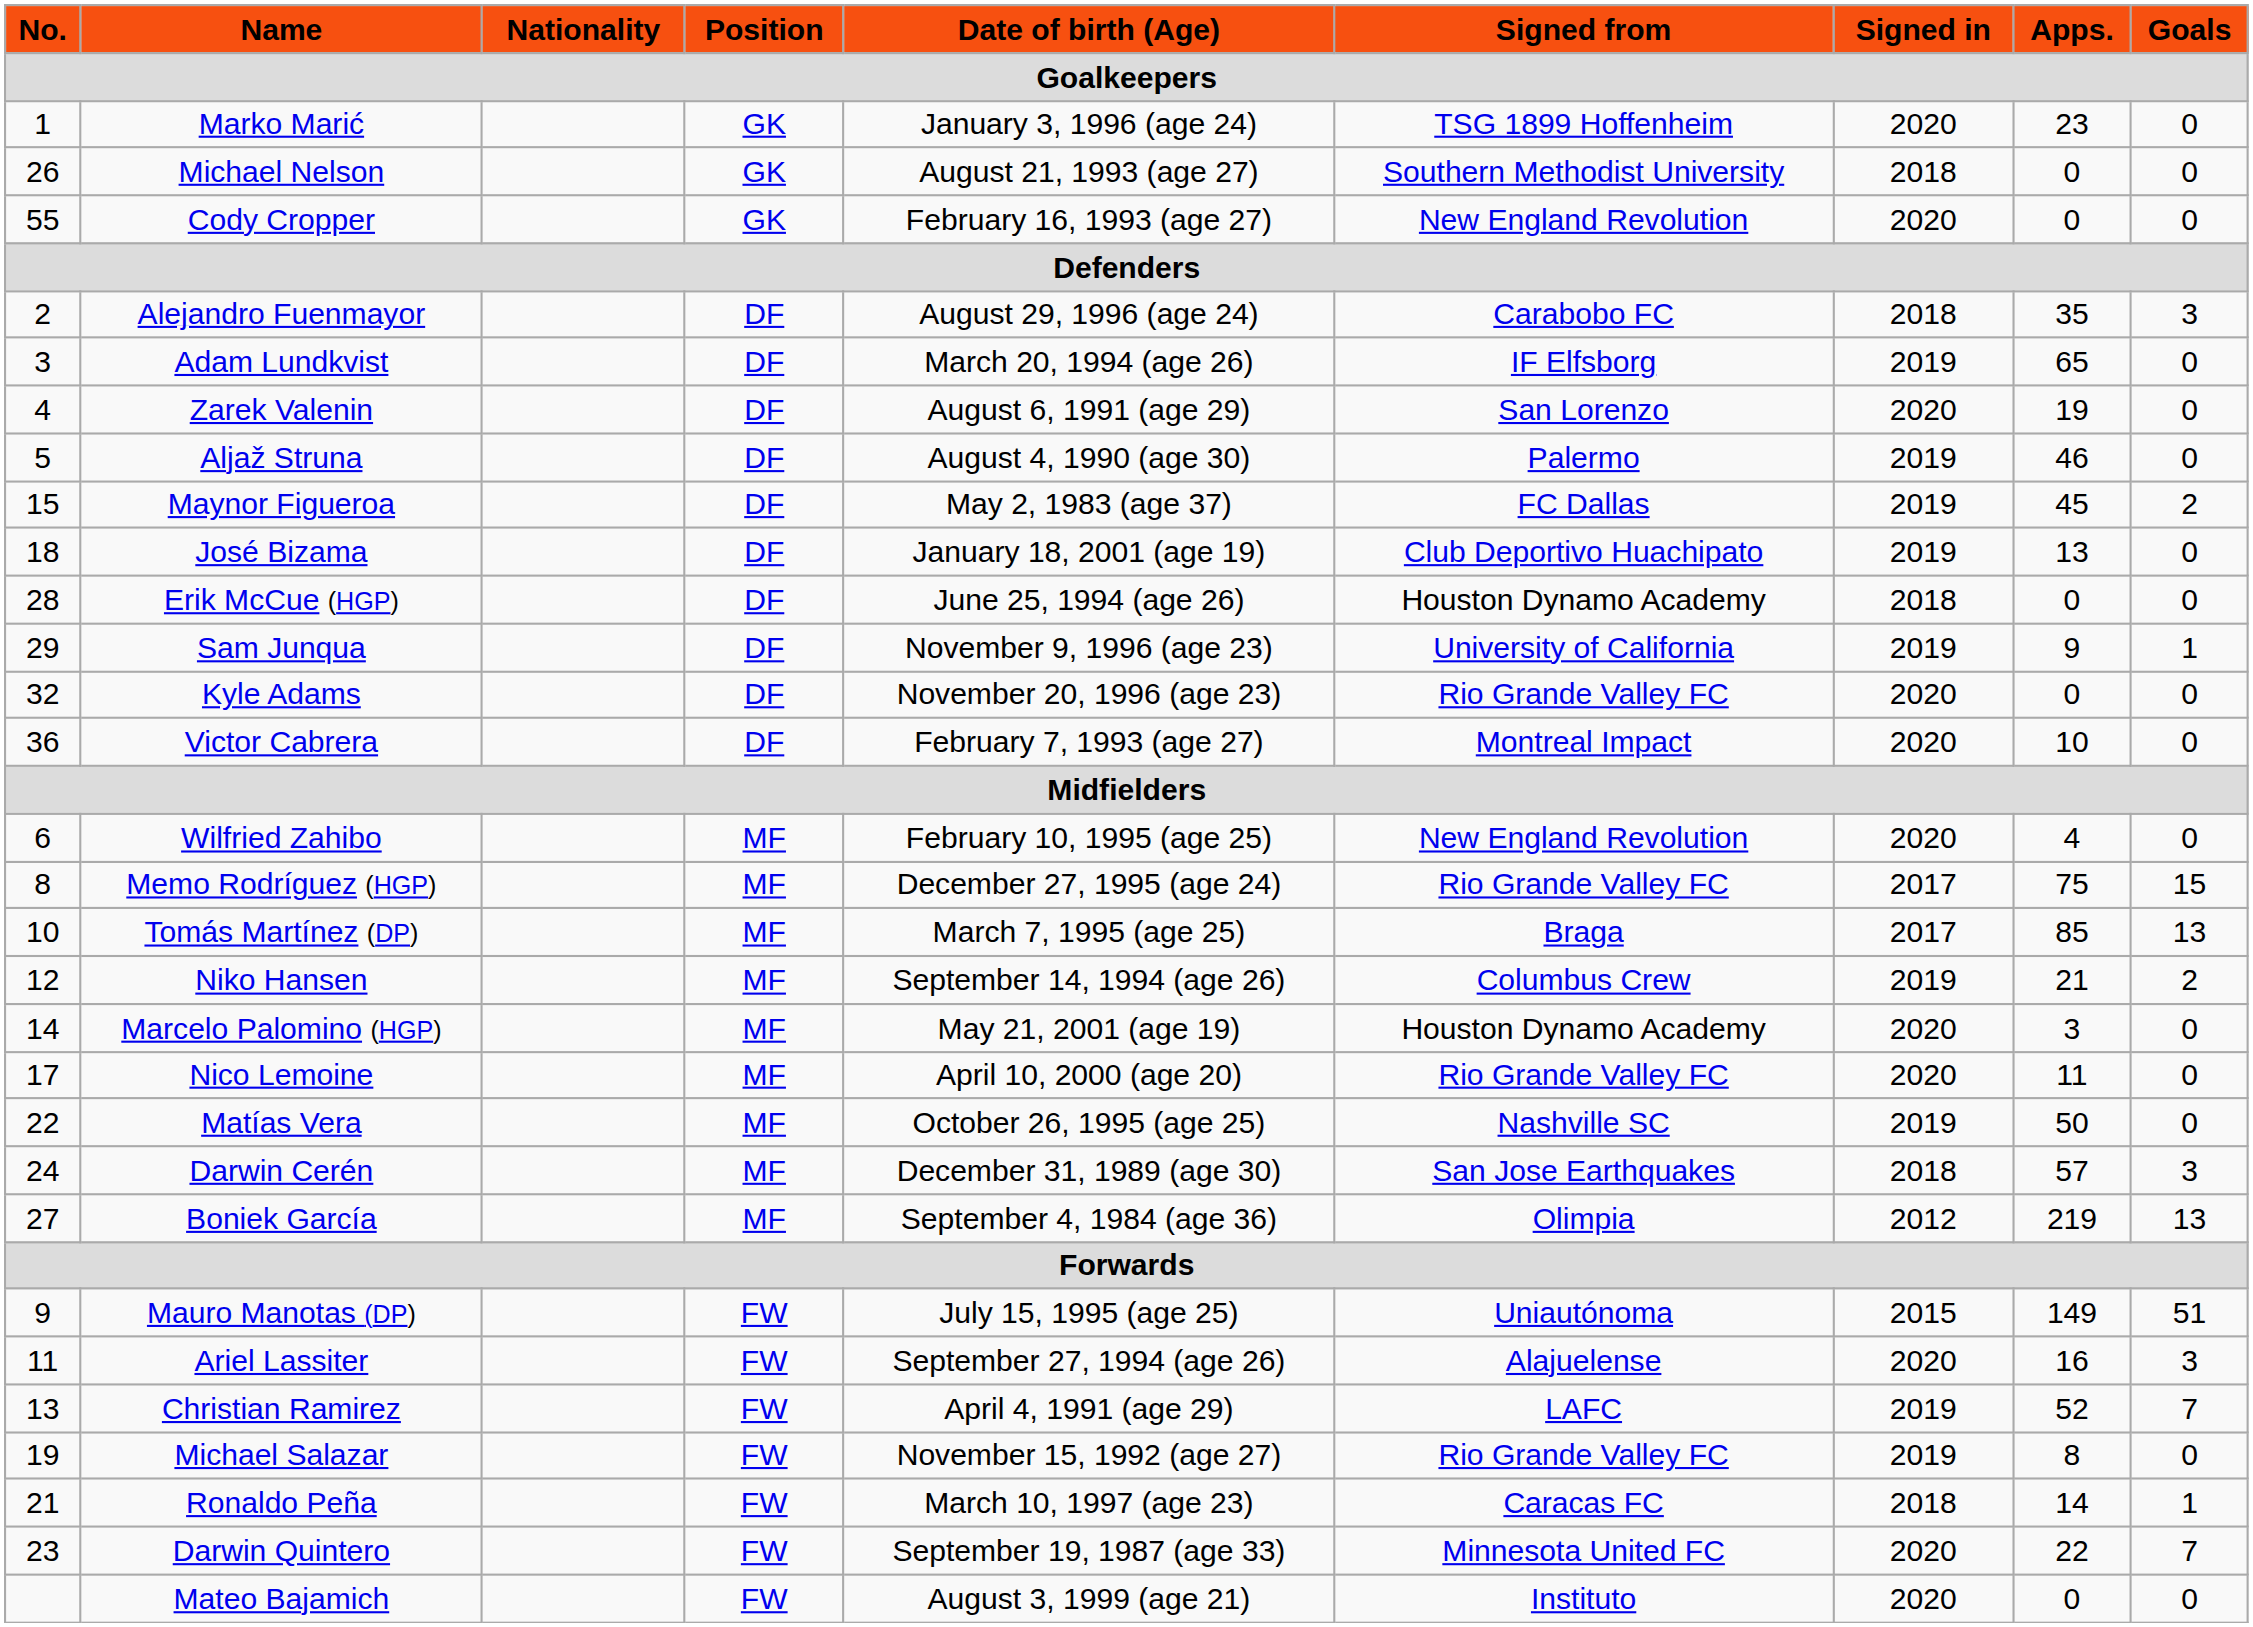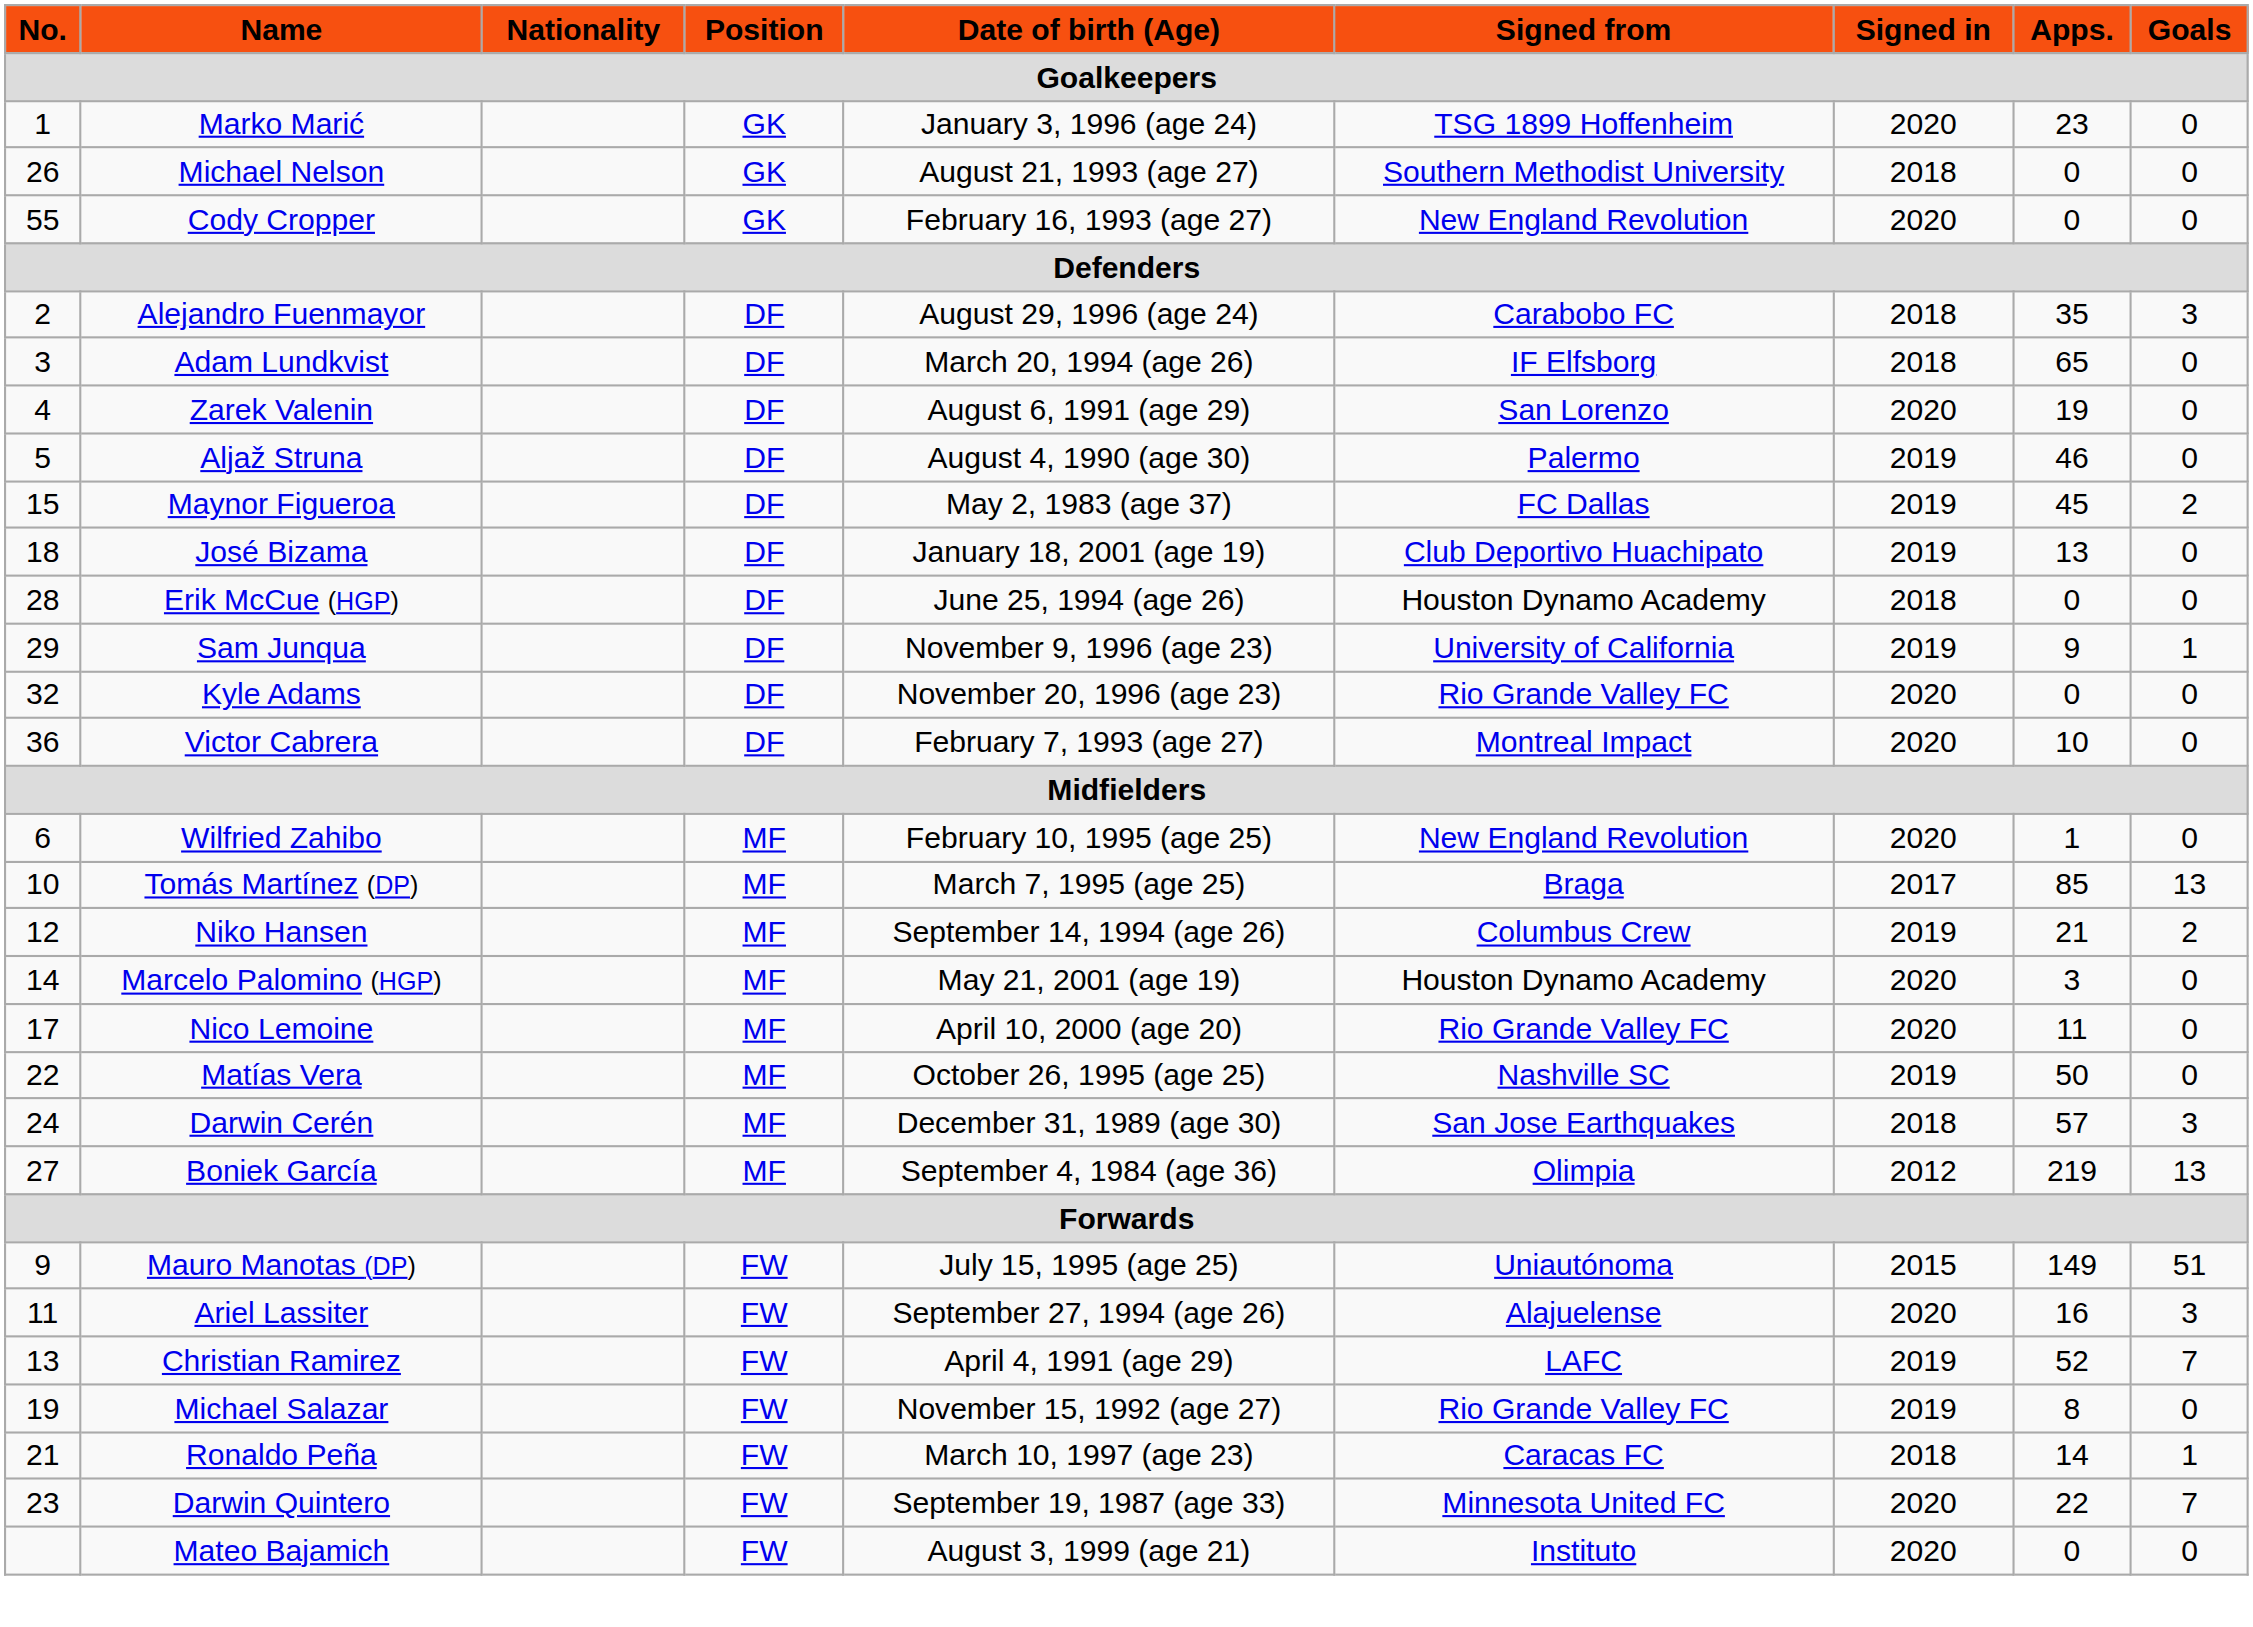(1923, 362) 2019 -> (1923, 362) 2018
(2072, 838) 4 -> (2072, 838) 1
- row: (281, 885)
